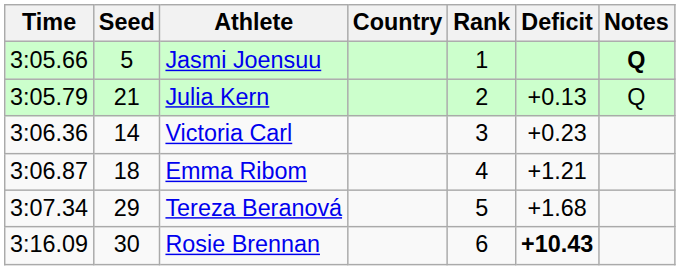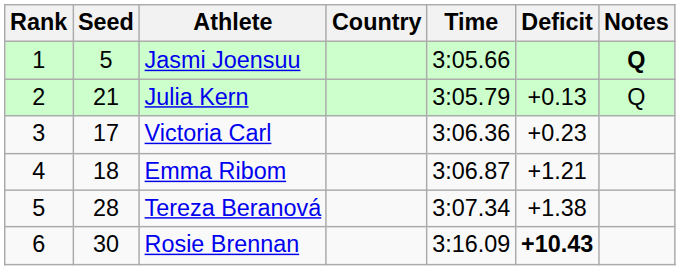columns swapped: (482, 23) <-> (49, 23)
(127, 134) 14 -> (106, 134) 17
(127, 208) 29 -> (106, 208) 28
(557, 208) +1.68 -> (557, 208) +1.38
